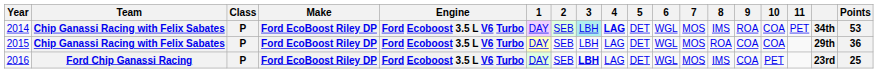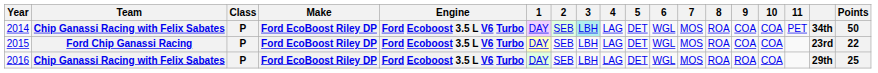(614, 29) bold -> (613, 29) normal
(721, 29) IMS -> (719, 29) ROA
(747, 29) ROA -> (745, 29) COA
(855, 29) 53 -> (853, 29) 50
(129, 45) Chip Ganassi Racing with Felix Sabates -> (129, 45) Ford Chip Ganassi Racing
(825, 45) 29th -> (822, 45) 23rd
(855, 45) 36 -> (853, 45) 22
(129, 60) Ford Chip Ganassi Racing -> (129, 60) Chip Ganassi Racing with Felix Sabates
(589, 60) bold -> (588, 60) normal
(721, 60) IMS -> (719, 60) ROA
(747, 60) COA -> (745, 60) ROA
(774, 60) PET -> (772, 60) COA
(825, 60) 23rd -> (822, 60) 29th
